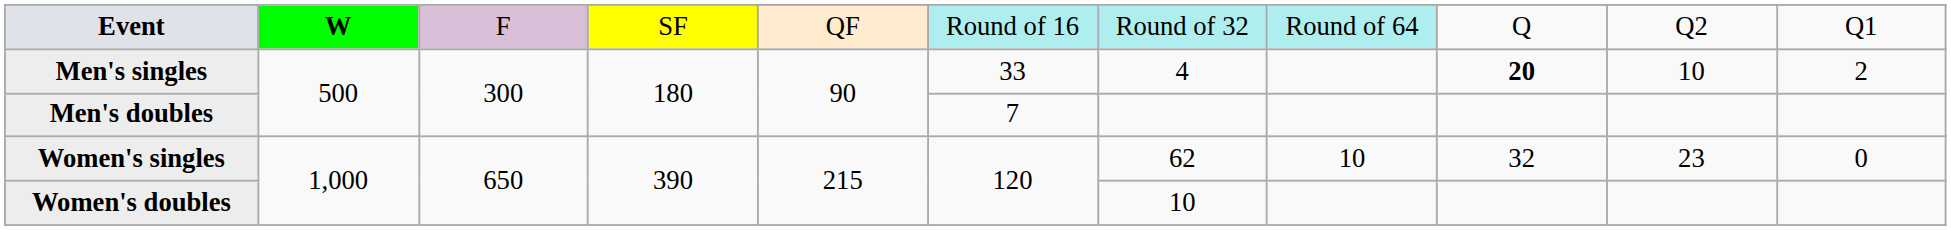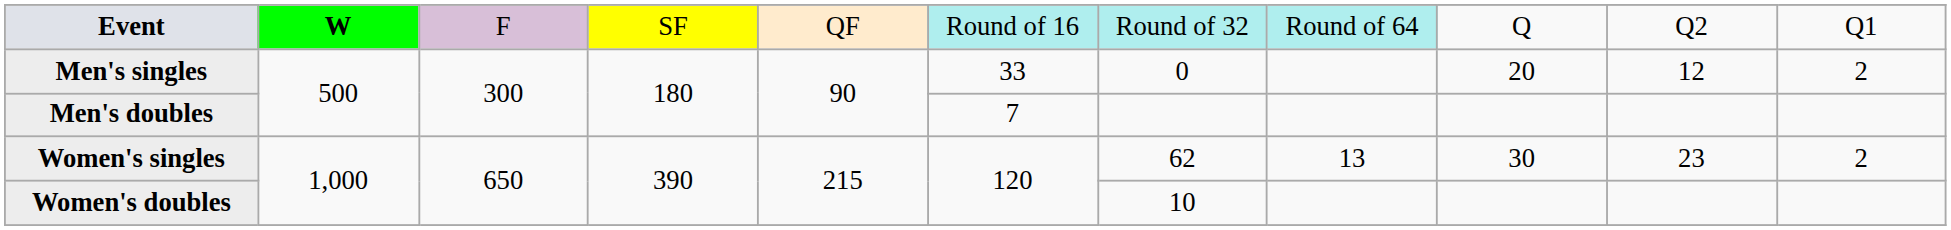(1182, 70) 4 -> (1182, 70) 0
(1522, 70) bold -> (1522, 70) normal
(1691, 70) 10 -> (1691, 70) 12
(1352, 158) 10 -> (1352, 158) 13
(1522, 158) 32 -> (1522, 158) 30
(1861, 158) 0 -> (1861, 158) 2
